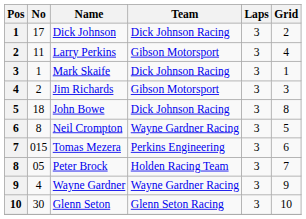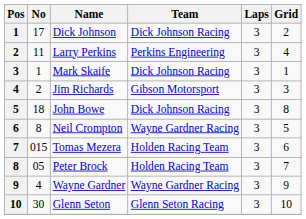(175, 51) Gibson Motorsport -> (178, 51) Perkins Engineering
(178, 147) Perkins Engineering -> (180, 147) Holden Racing Team
